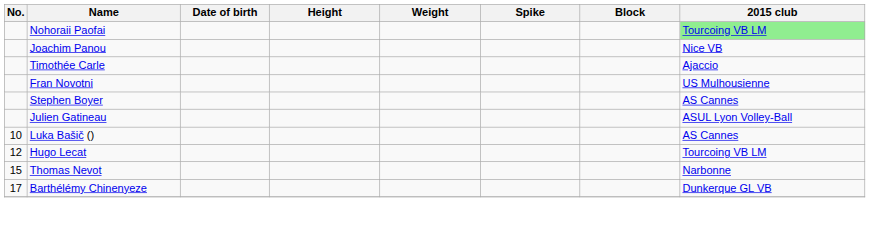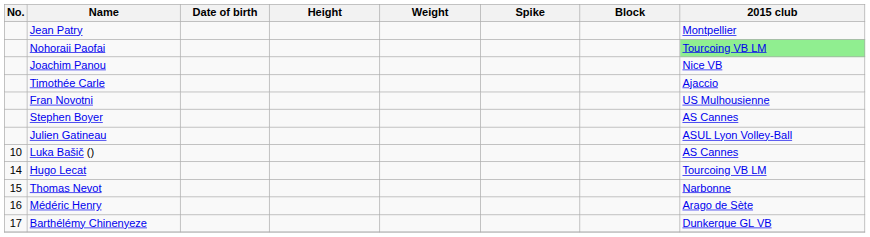+ row: (56, 30)
(16, 153) 12 -> (16, 170) 14
+ row: (66, 205)
